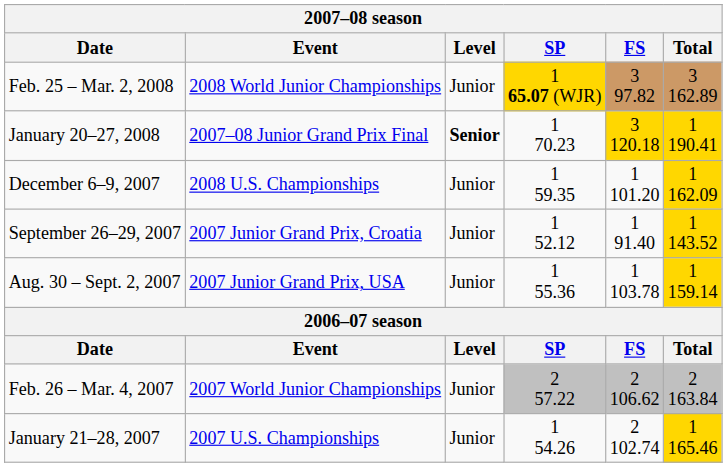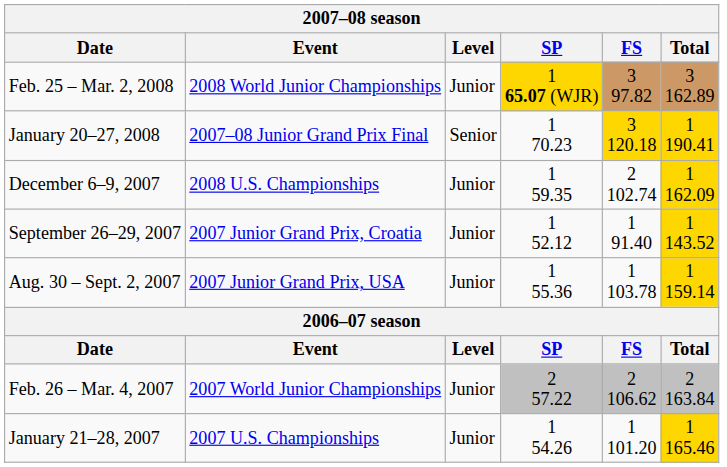(475, 135) bold -> (473, 135) normal
(635, 184) 1 101.20 -> (632, 184) 2 102.74
(635, 437) 2 102.74 -> (632, 437) 1 101.20
